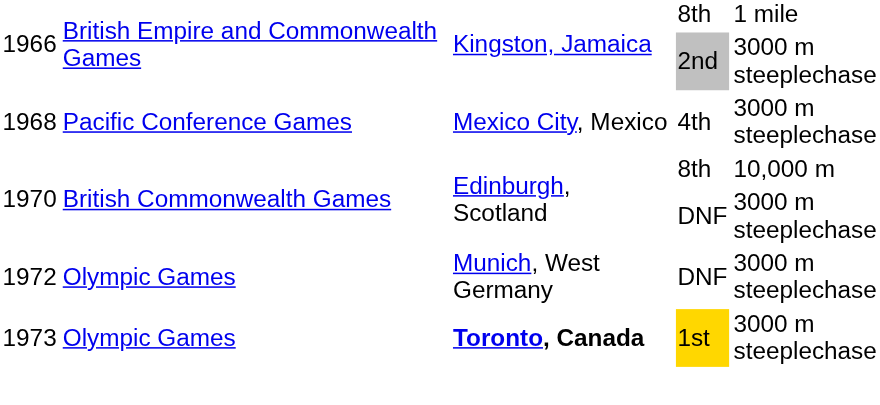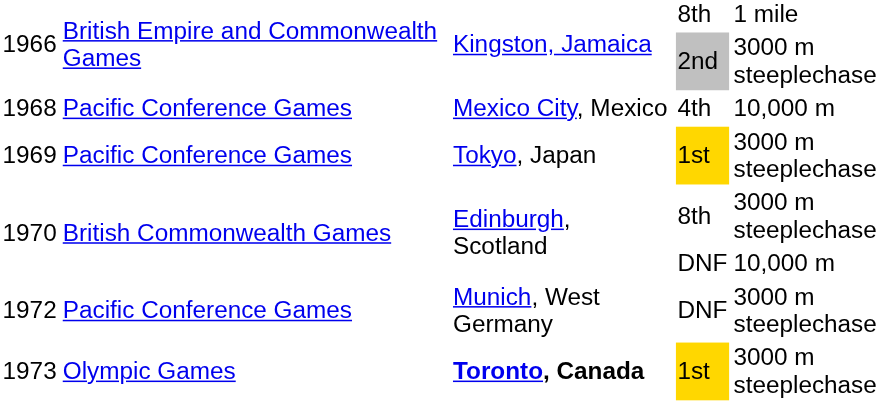(805, 121) 3000 m steeplechase -> (784, 108) 10,000 m
+ row: (30, 155)
(784, 169) 10,000 m -> (805, 216) 3000 m steeplechase
(805, 216) 3000 m steeplechase -> (784, 263) 10,000 m
(149, 276) Olympic Games -> (207, 310) Pacific Conference Games
